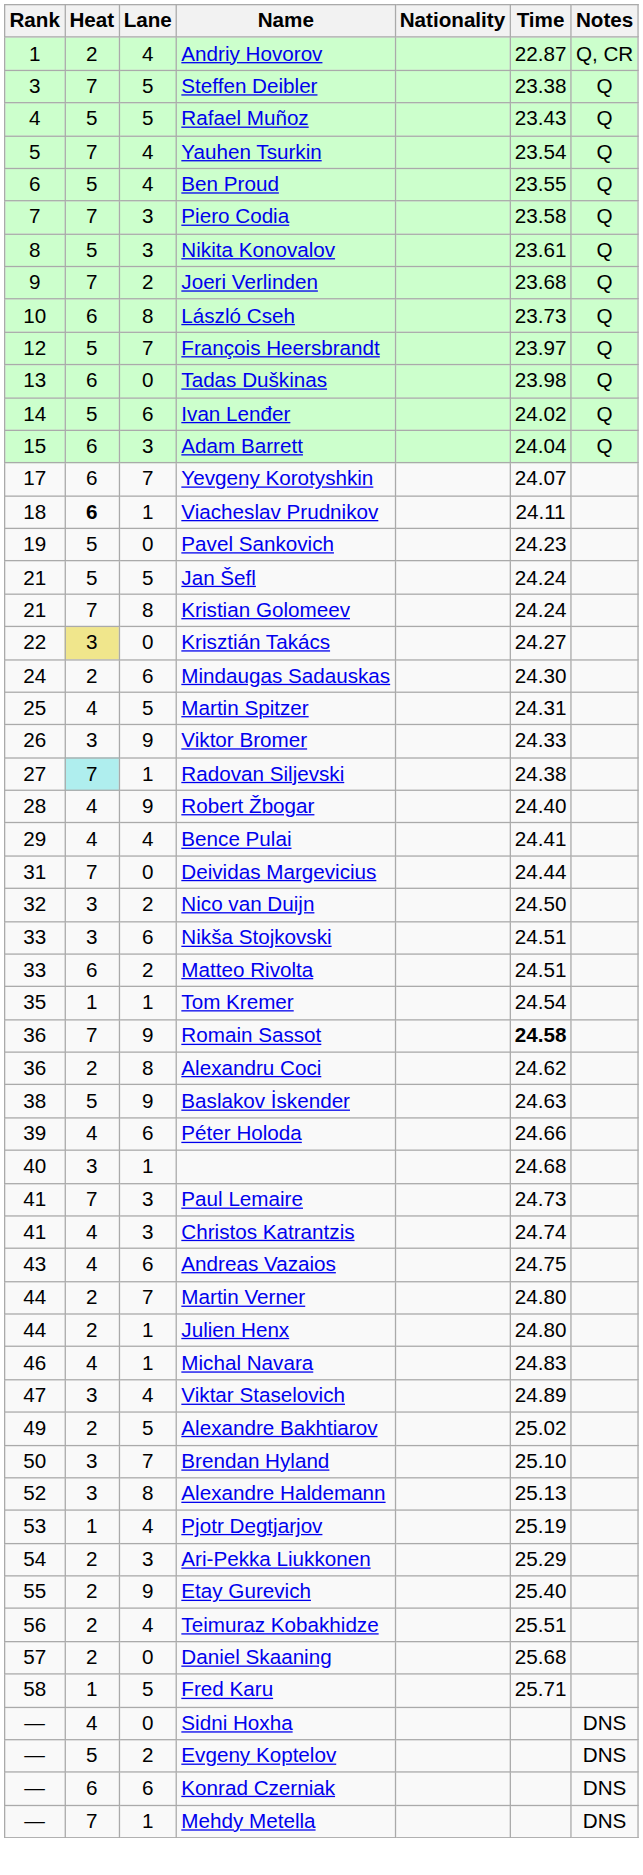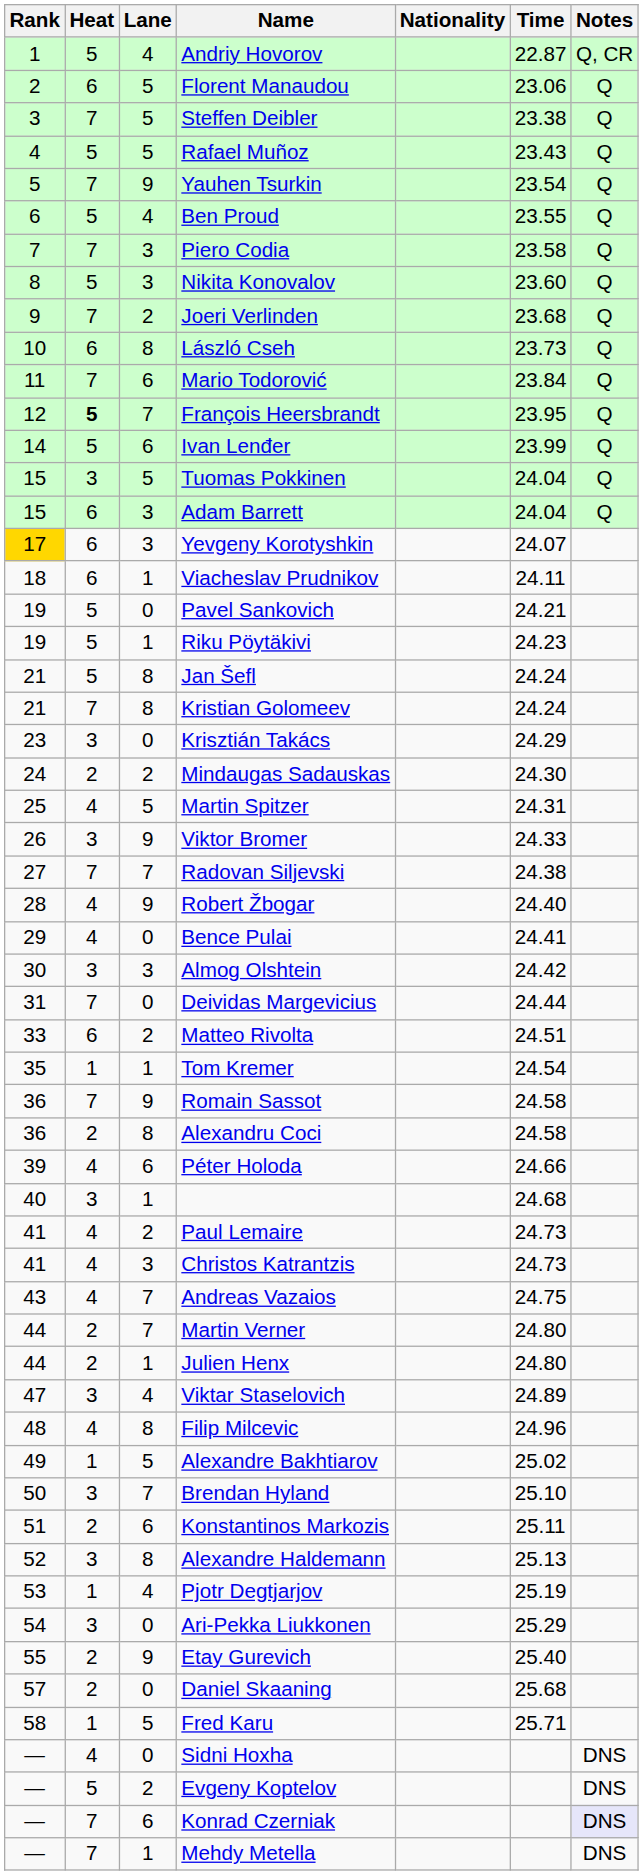(92, 53) 2 -> (92, 53) 5
+ row: (265, 86)
(148, 151) 4 -> (148, 184) 9
(541, 250) 23.61 -> (541, 282) 23.60
+ row: (254, 380)
(92, 348) normal -> (92, 413) bold
(541, 348) 23.97 -> (541, 413) 23.95
- row: (254, 380)
(541, 413) 24.02 -> (541, 446) 23.99
+ row: (264, 479)
(35, 479) no background -> (35, 544) gold background
(148, 479) 7 -> (148, 544) 3
(92, 511) bold -> (92, 577) normal
(541, 544) 24.23 -> (541, 610) 24.21
+ row: (246, 642)
(148, 577) 5 -> (148, 675) 8
(35, 642) 22 -> (35, 741) 23
(92, 642) khaki background -> (92, 741) no background
(541, 642) 24.27 -> (541, 741) 24.29
(148, 675) 6 -> (148, 773) 2
(92, 773) paleturquoise background -> (92, 871) no background
(148, 773) 1 -> (148, 871) 7
(148, 839) 4 -> (148, 937) 0
+ row: (251, 970)
- row: (248, 904)
- row: (256, 937)
(541, 1035) bold -> (541, 1101) normal
(541, 1068) 24.62 -> (541, 1133) 24.58
- row: (266, 1101)
(92, 1199) 7 -> (92, 1232) 4
(148, 1199) 3 -> (148, 1232) 2
(541, 1232) 24.74 -> (541, 1264) 24.73
(148, 1264) 6 -> (148, 1297) 7
- row: (247, 1362)
+ row: (240, 1428)
(92, 1428) 2 -> (92, 1461) 1
+ row: (285, 1526)
(92, 1559) 2 -> (92, 1624) 3
(148, 1559) 3 -> (148, 1624) 0
- row: (280, 1624)
(92, 1788) 6 -> (92, 1821) 7
(605, 1788) no background -> (605, 1821) lavender background
